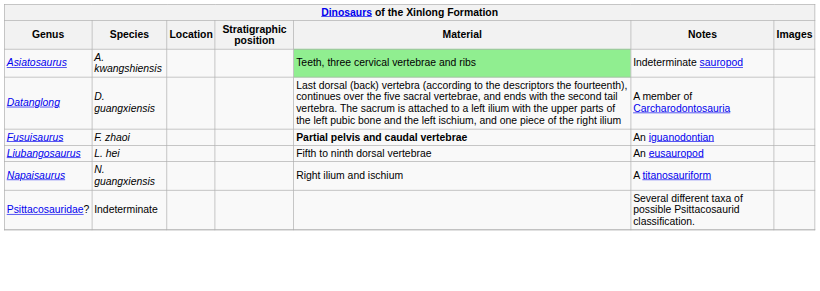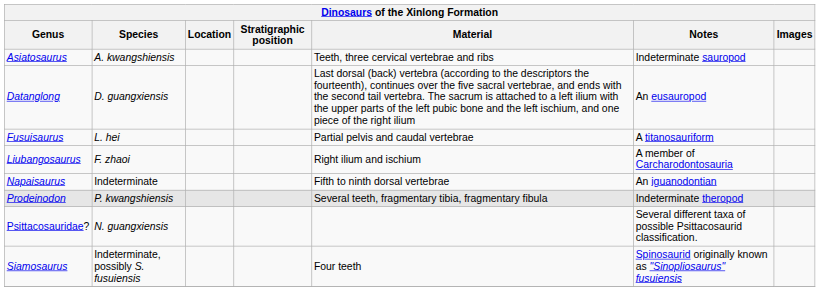(386, 63) lightgreen background -> (404, 57) no background
(682, 103) A member of Carcharodontosauria -> (671, 97) An eusauropod
(112, 137) F. zhaoi -> (107, 137) L. hei
(382, 137) bold -> (394, 137) normal
(674, 137) An iguanodontian -> (675, 137) A titanosauriform
(107, 153) L. hei -> (112, 159) F. zhaoi
(364, 153) Fifth to ninth dorsal vertebrae -> (367, 159) Right ilium and ischium
(668, 153) An eusauropod -> (684, 159) A member of Carcharodontosauria
(125, 176) N. guangxiensis -> (126, 181) Indeterminate
(350, 176) Right ilium and ischium -> (382, 181) Fifth to ninth dorsal vertebrae
(672, 176) A titanosauriform -> (676, 181) An iguanodontian
+ row: (36, 198)
(126, 210) Indeterminate -> (131, 226) N. guangxiensis
+ row: (37, 266)
